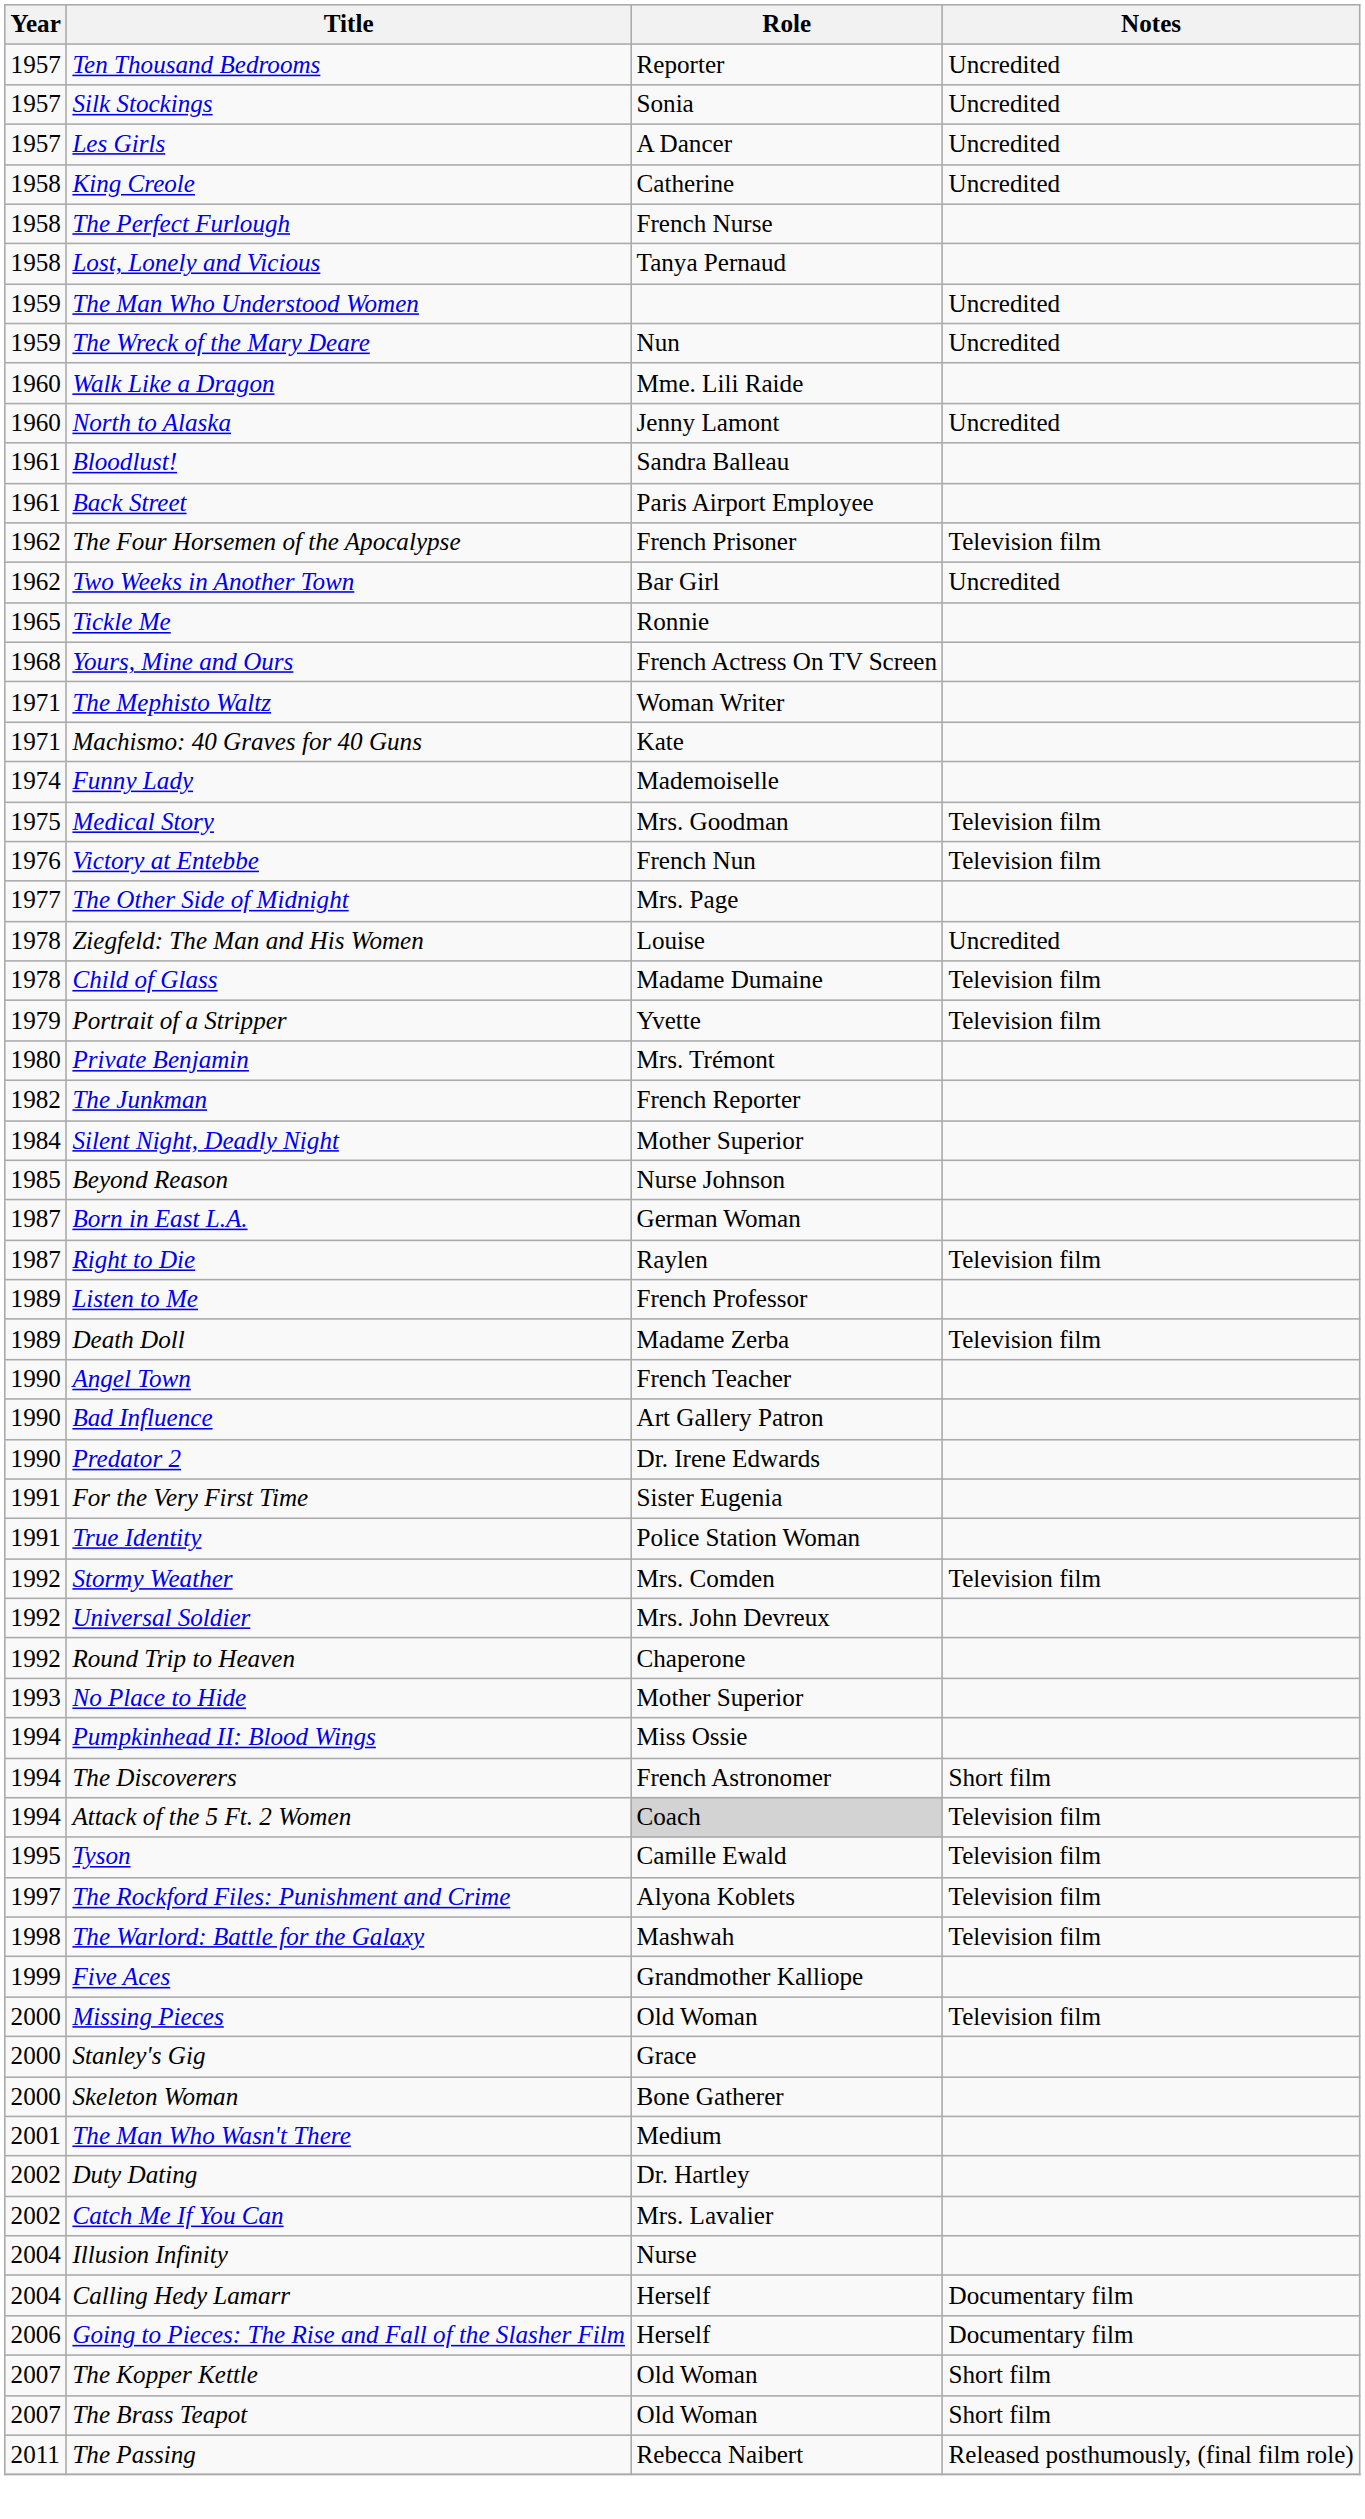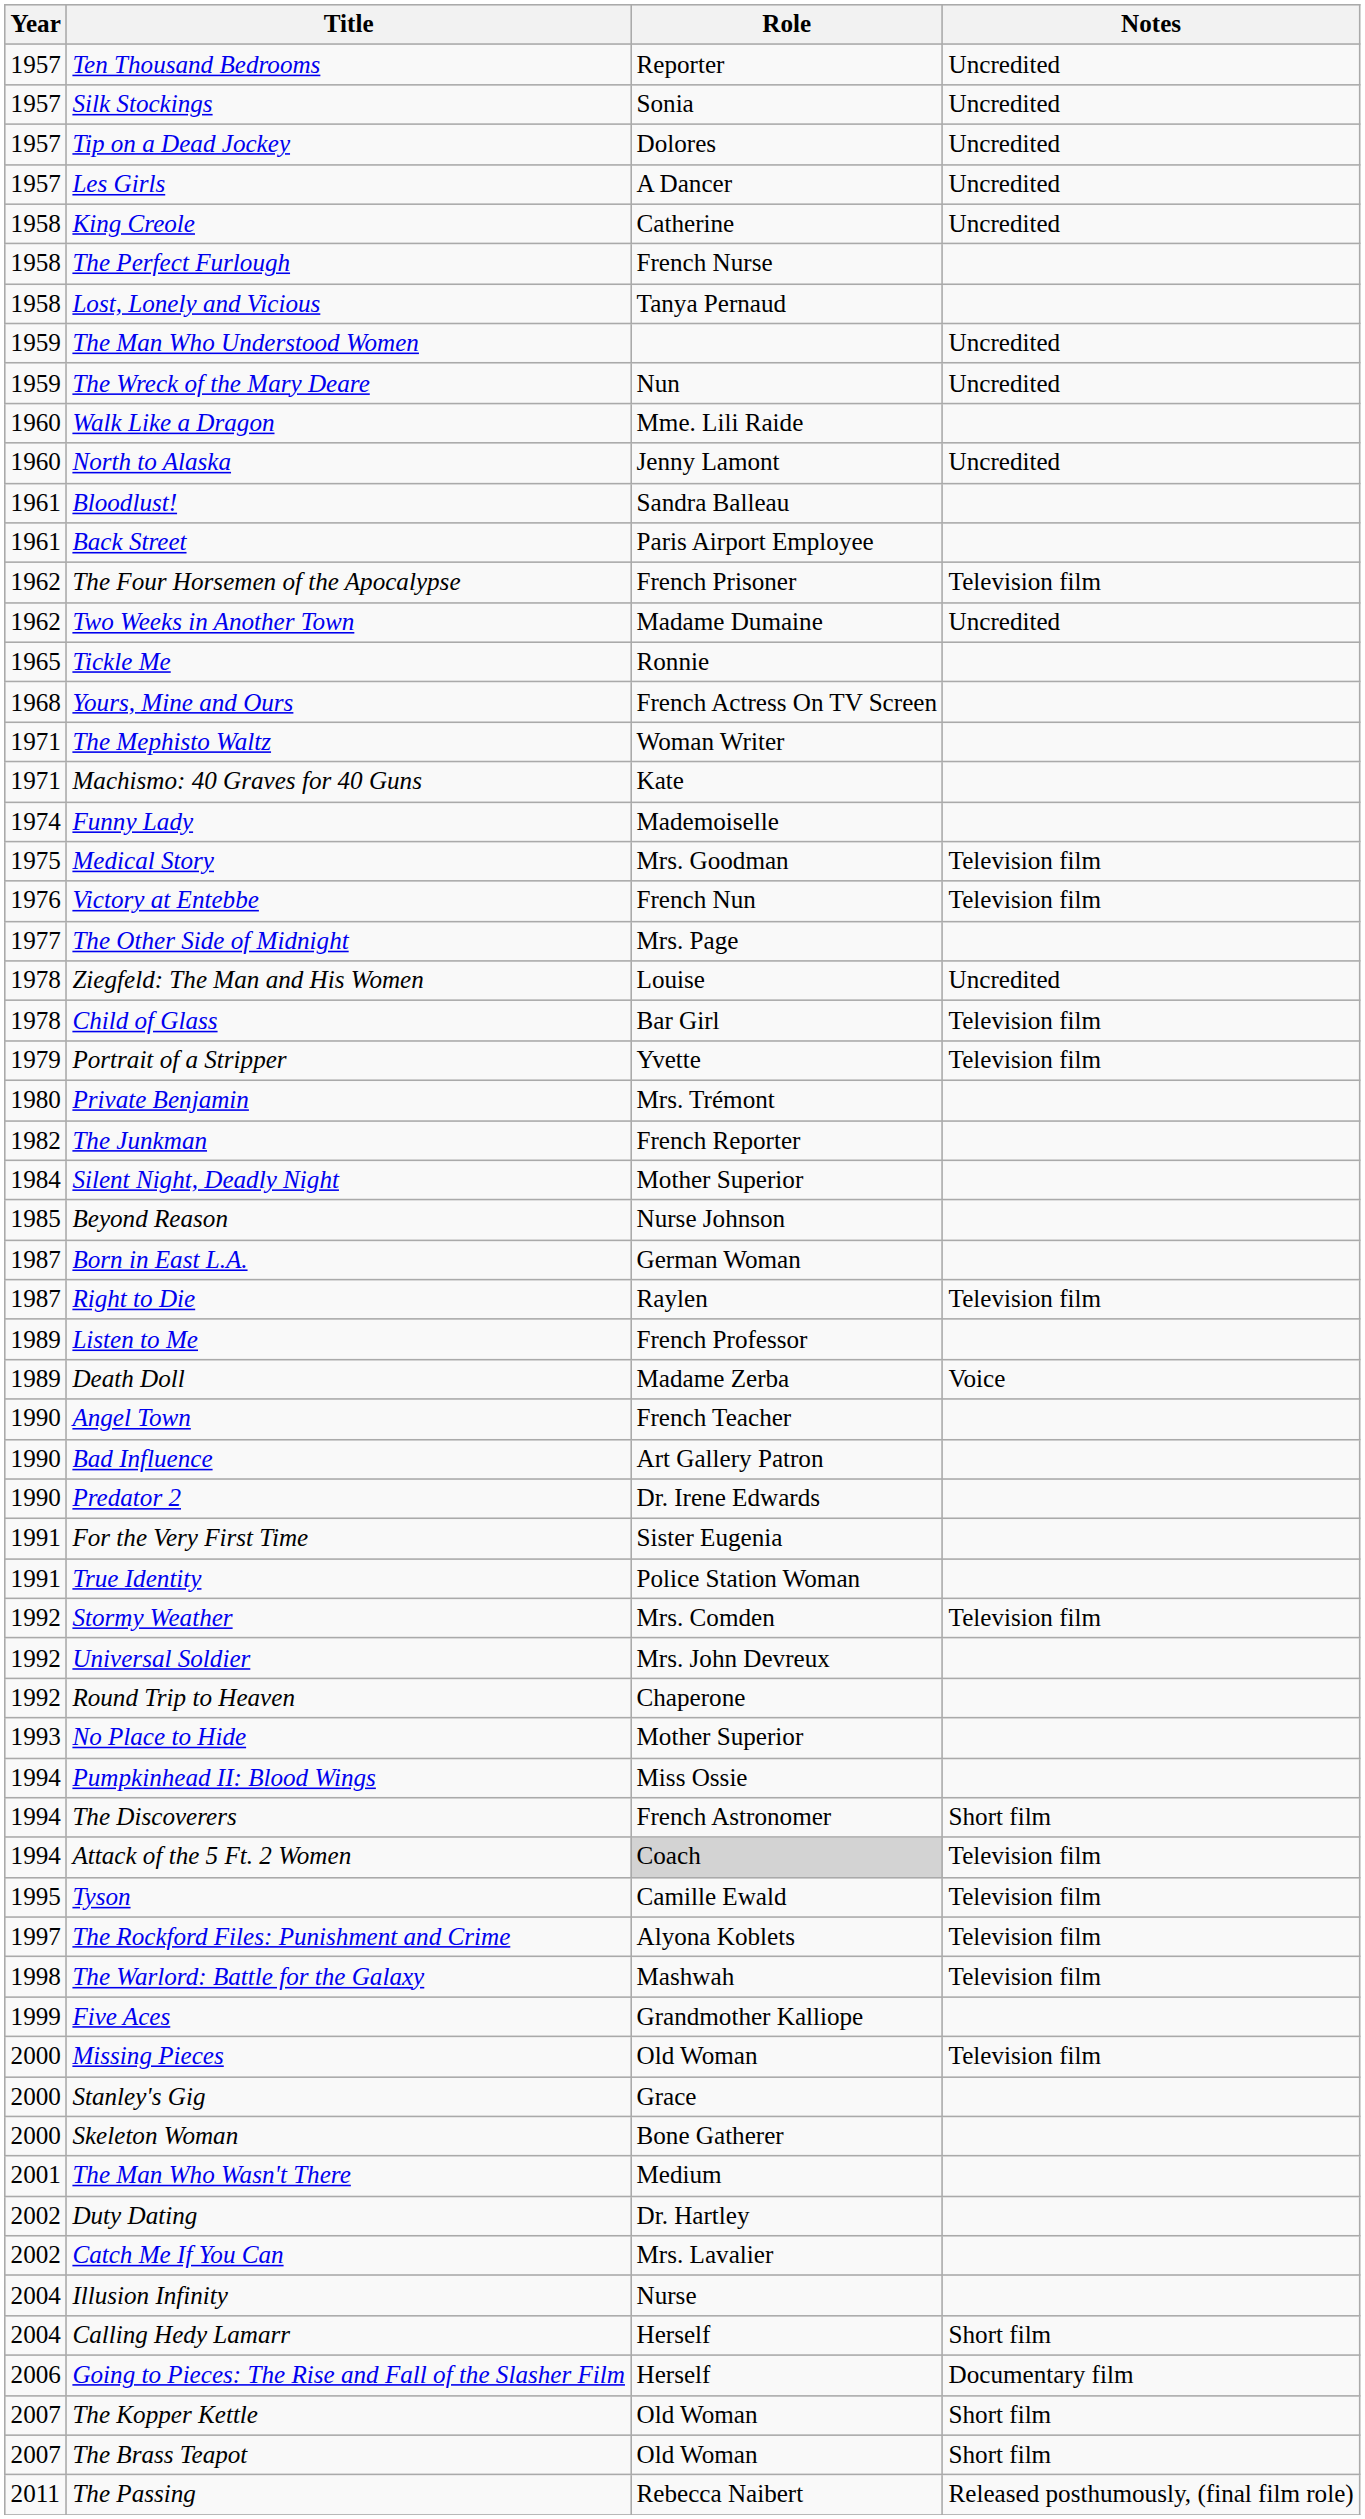+ row: (181, 143)
(678, 582) Bar Girl -> (730, 622) Madame Dumaine
(730, 980) Madame Dumaine -> (678, 1020) Bar Girl
(1025, 1339) Television film -> (977, 1378) Voice
(1041, 2295) Documentary film -> (1000, 2335) Short film
